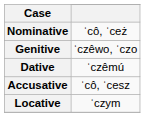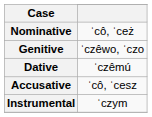+ row: (41, 103)
- row: (38, 103)
